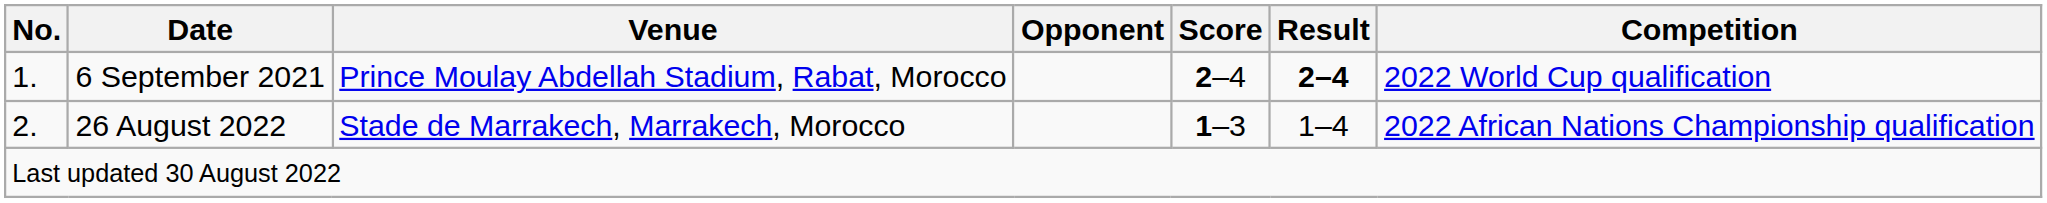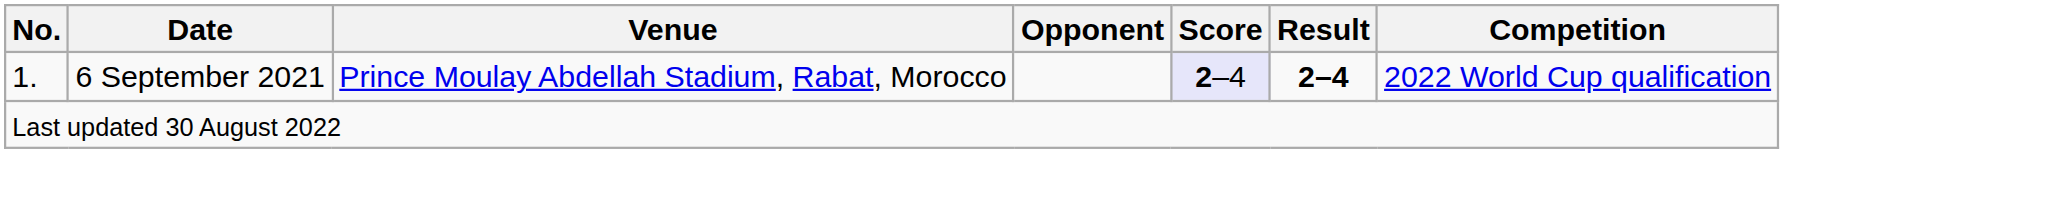(1221, 76) no background -> (1221, 76) lavender background
- row: (181, 124)
